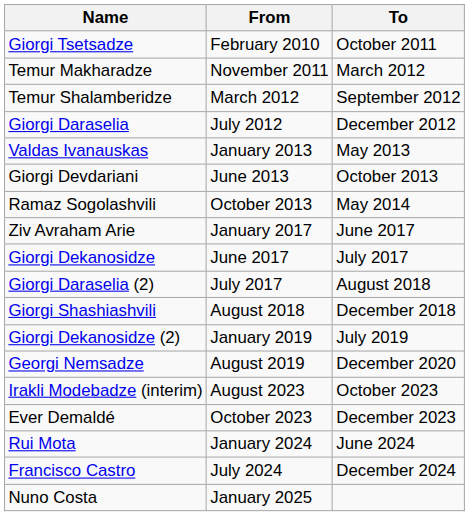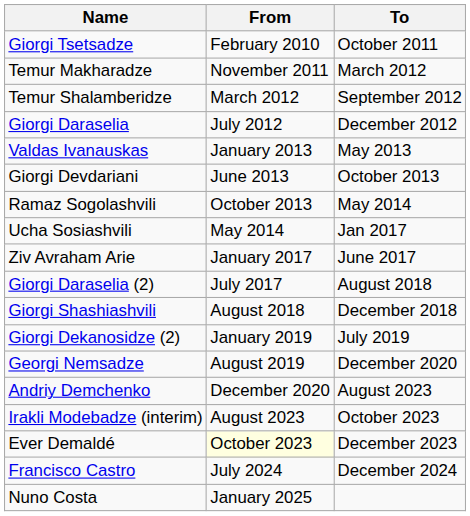+ row: (70, 230)
- row: (82, 257)
+ row: (79, 390)
(261, 417) no background -> (261, 444) lightyellow background
- row: (42, 444)
